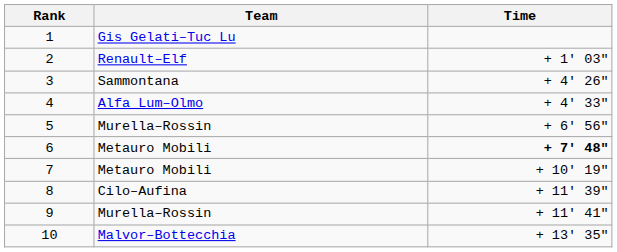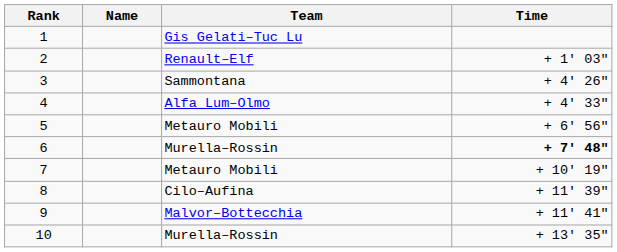+ column: (122, 16)
(154, 126) Murella–Rossin -> (221, 126) Metauro Mobili
(154, 148) Metauro Mobili -> (221, 148) Murella–Rossin
(154, 214) Murella–Rossin -> (233, 214) Malvor–Bottecchia
(167, 236) Malvor–Bottecchia -> (221, 236) Murella–Rossin
